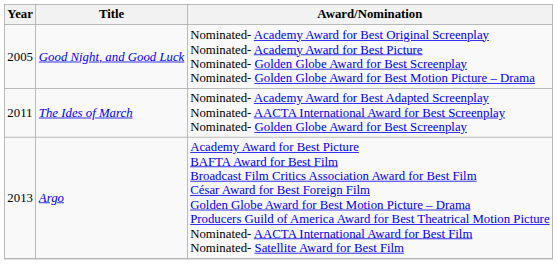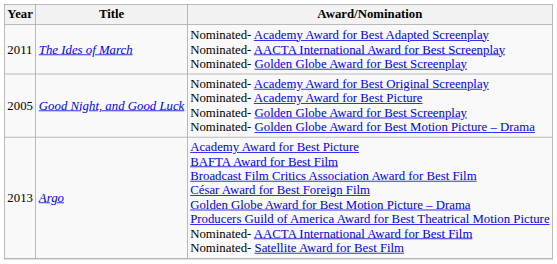rows swapped: (112, 56) <-> (86, 112)
